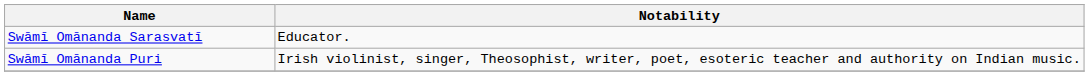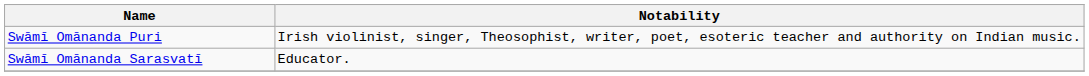rows swapped: (85, 60) <-> (105, 38)
